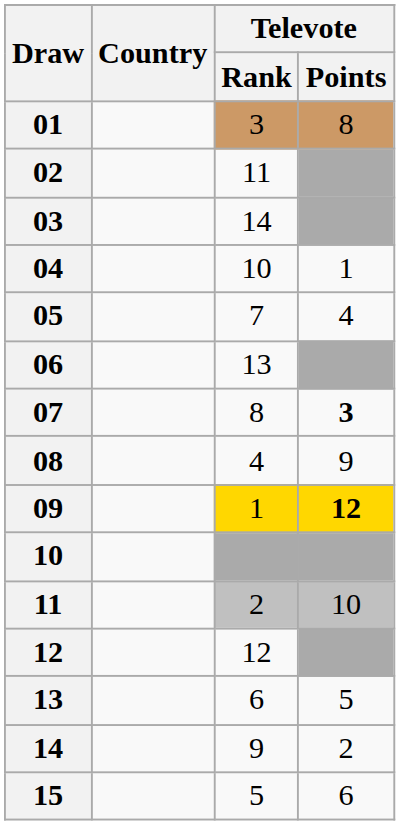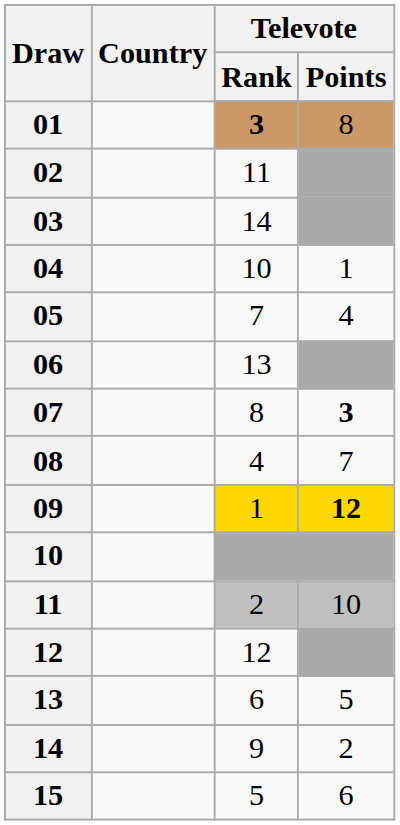(257, 124) normal -> (257, 124) bold
(346, 460) 9 -> (346, 460) 7
